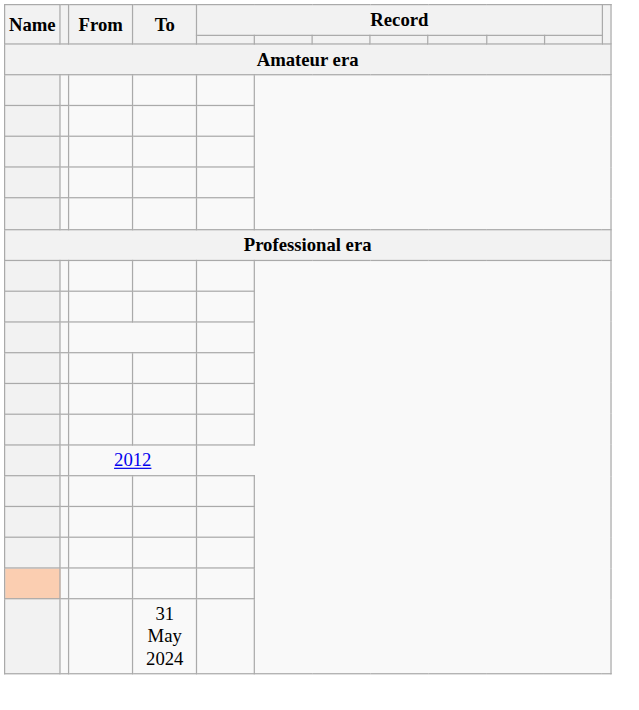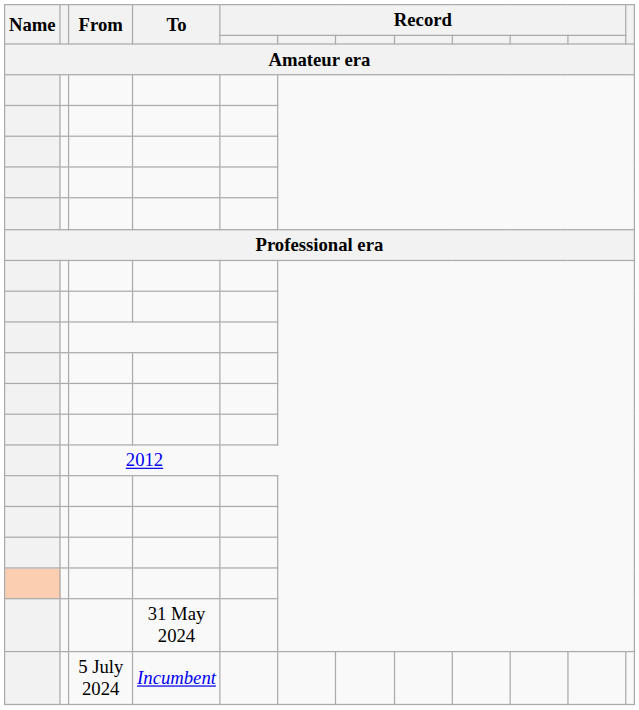+ row: (101, 678)
